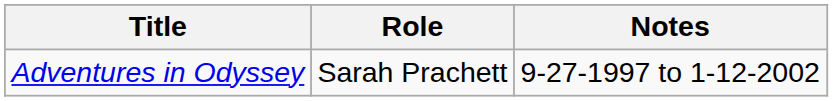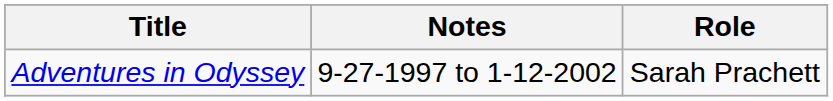columns swapped: (412, 27) <-> (670, 27)
